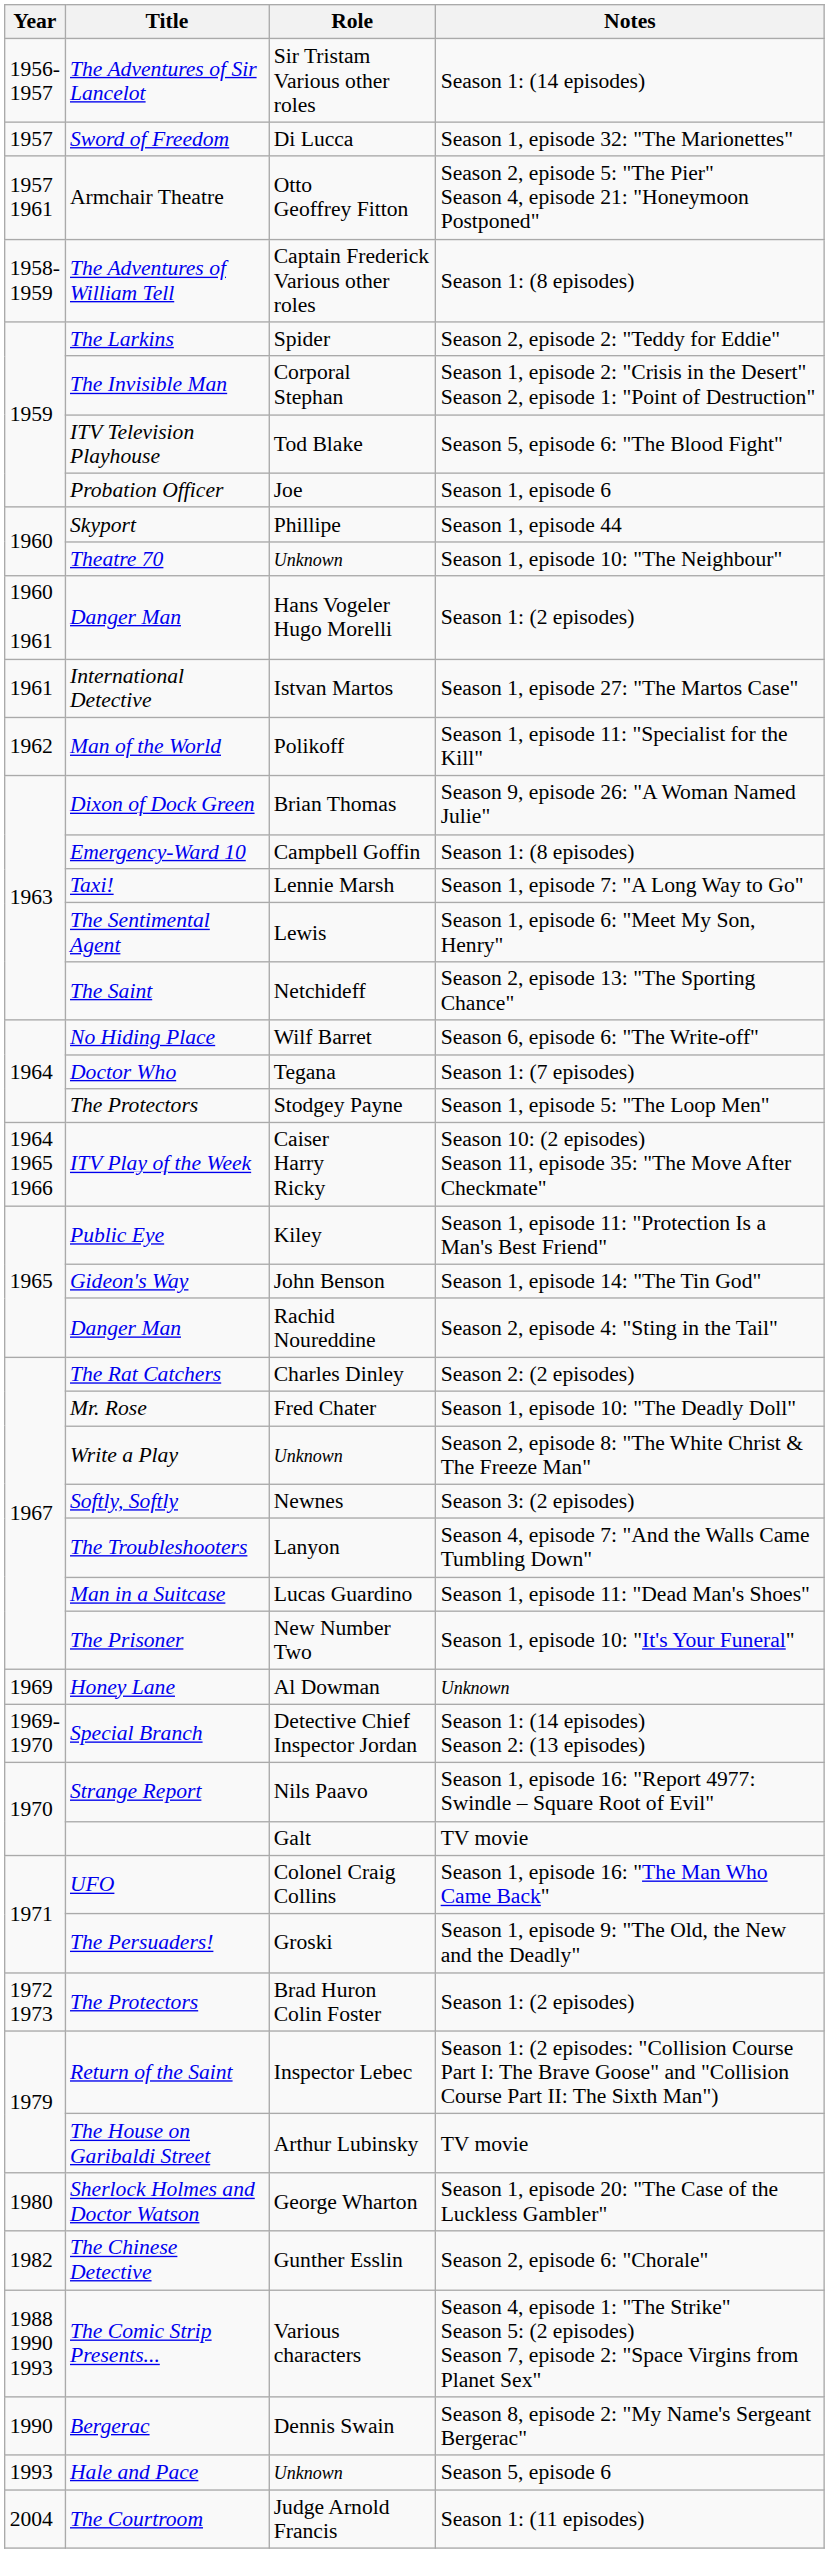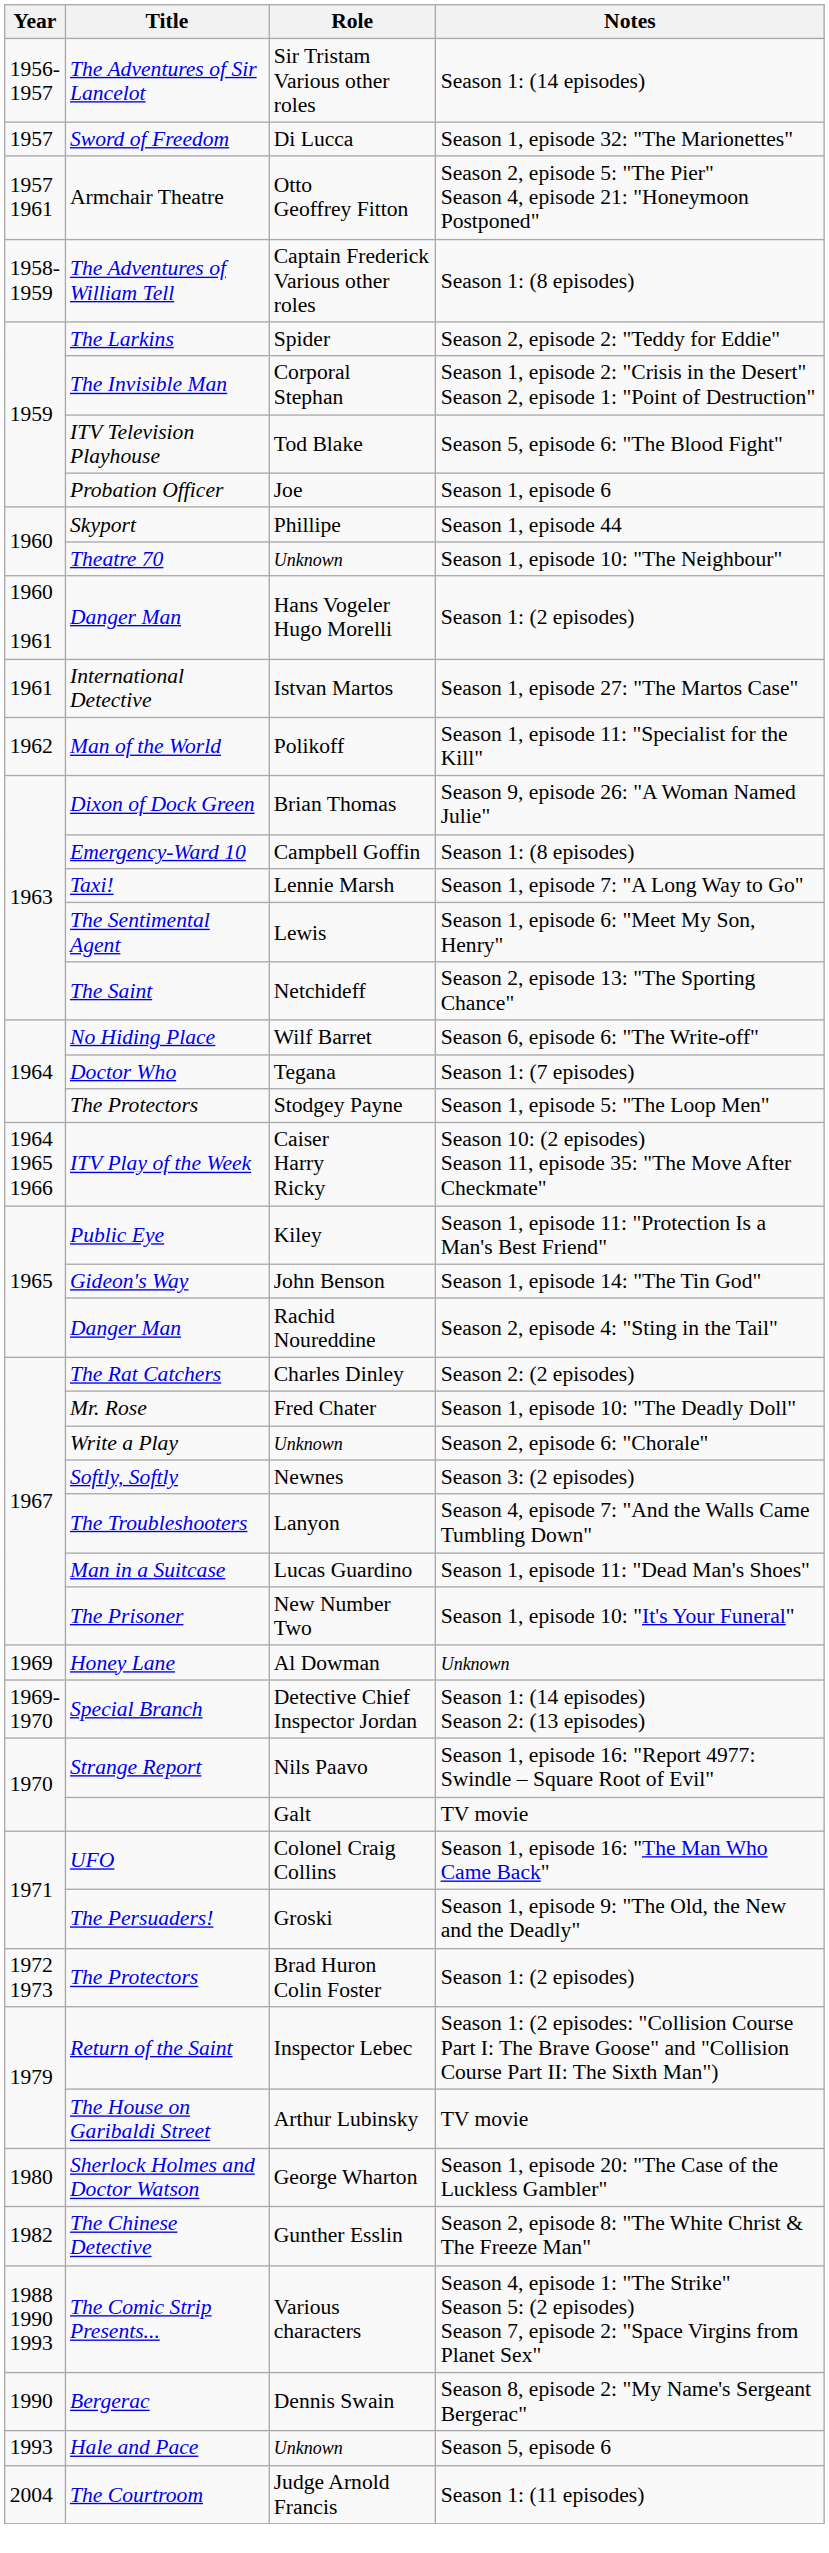(622, 1454) Season 2, episode 8: "The White Christ & The Freeze Man" -> (575, 1442) Season 2, episode 6: "Chorale"
(575, 2260) Season 2, episode 6: "Chorale" -> (622, 2235) Season 2, episode 8: "The White Christ & The Freeze Man"
